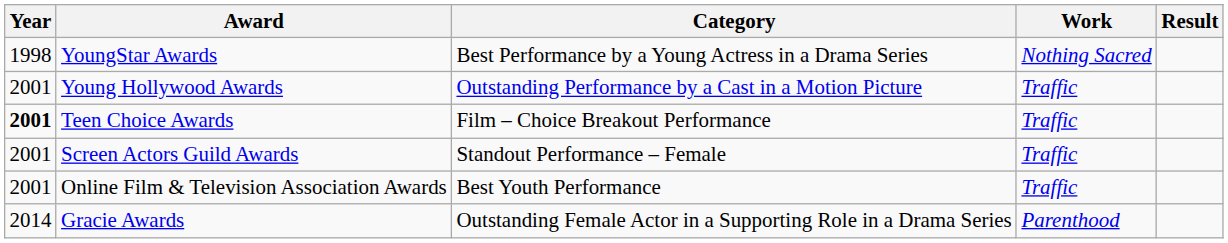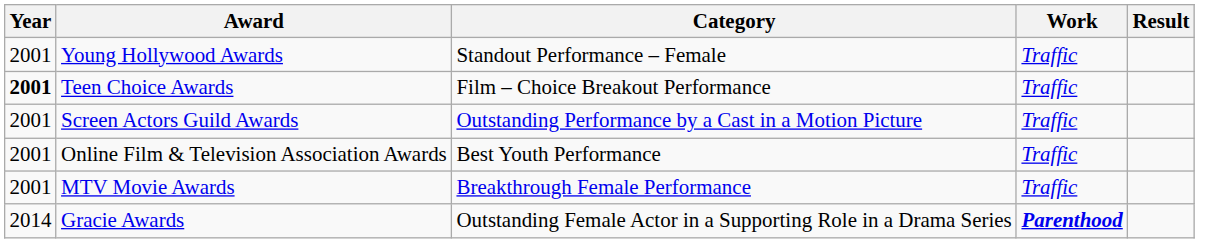- row: (139, 54)
(689, 87) Outstanding Performance by a Cast in a Motion Picture -> (591, 54) Standout Performance – Female
(591, 154) Standout Performance – Female -> (689, 120) Outstanding Performance by a Cast in a Motion Picture
+ row: (148, 187)
(1071, 220) normal -> (1072, 220) bold
